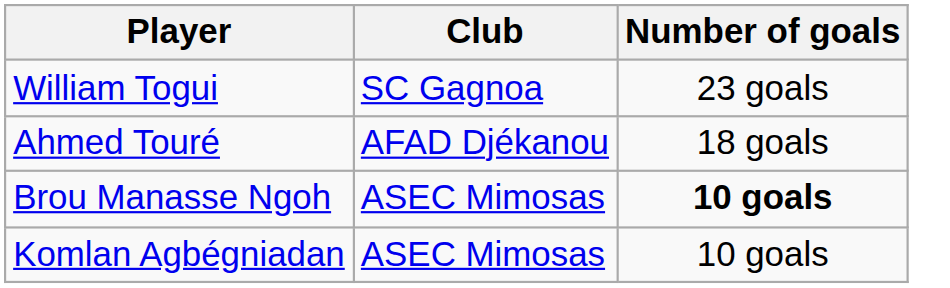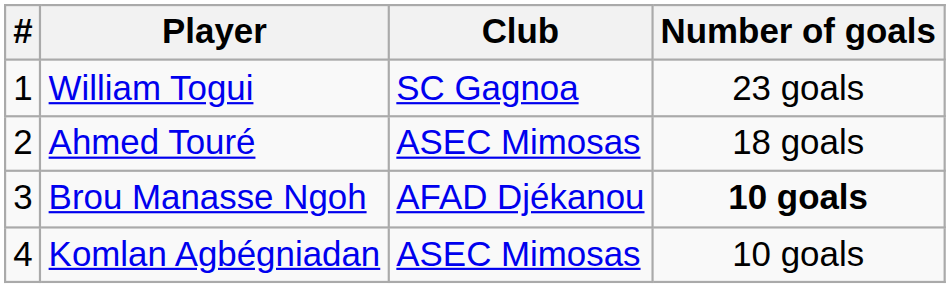+ column: (23, 32)
(485, 142) AFAD Djékanou -> (518, 142) ASEC Mimosas
(483, 198) ASEC Mimosas -> (520, 198) AFAD Djékanou
